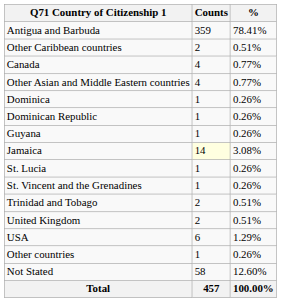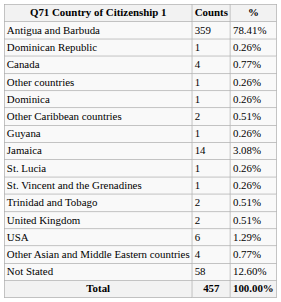rows swapped: (64, 47) <-> (52, 116)
rows swapped: (98, 82) <-> (41, 254)
(200, 151) lightyellow background -> (200, 151) no background
